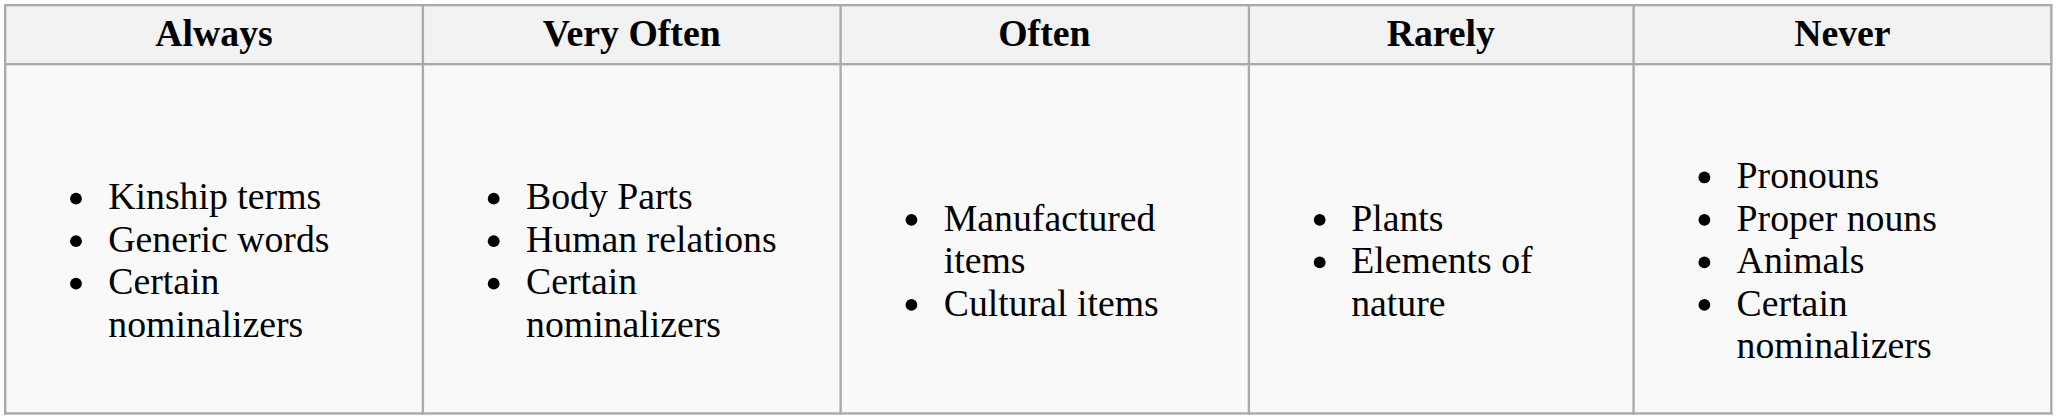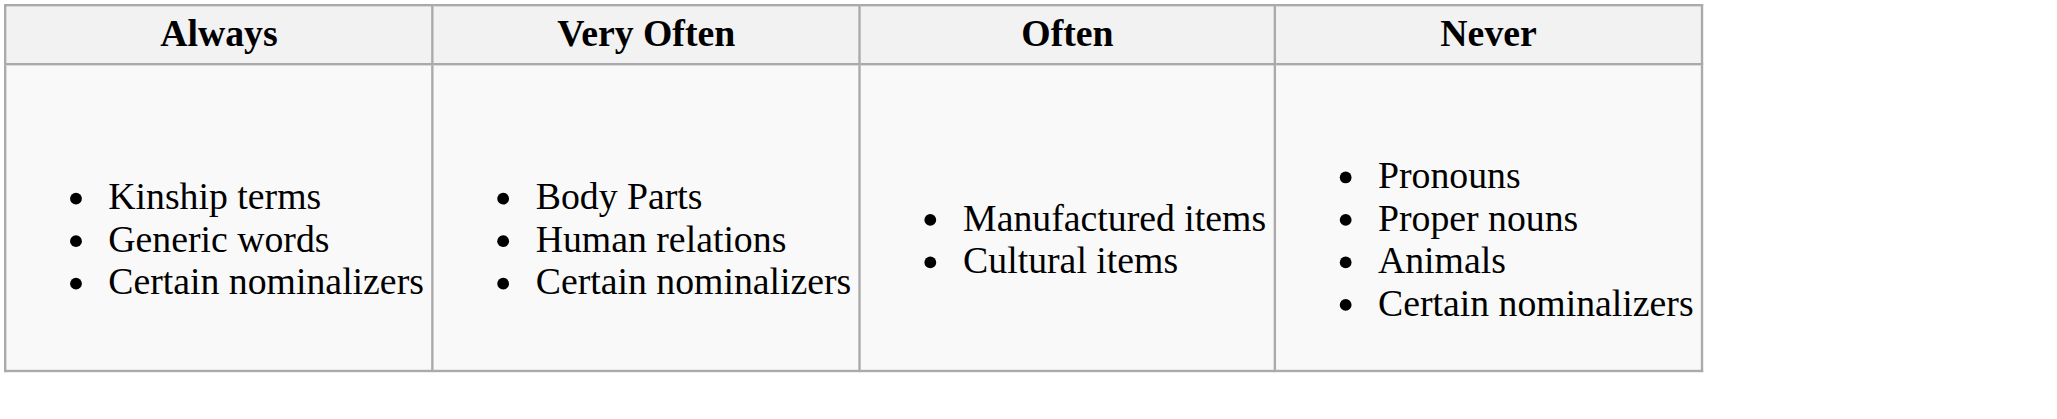- column: (1441, 34)
